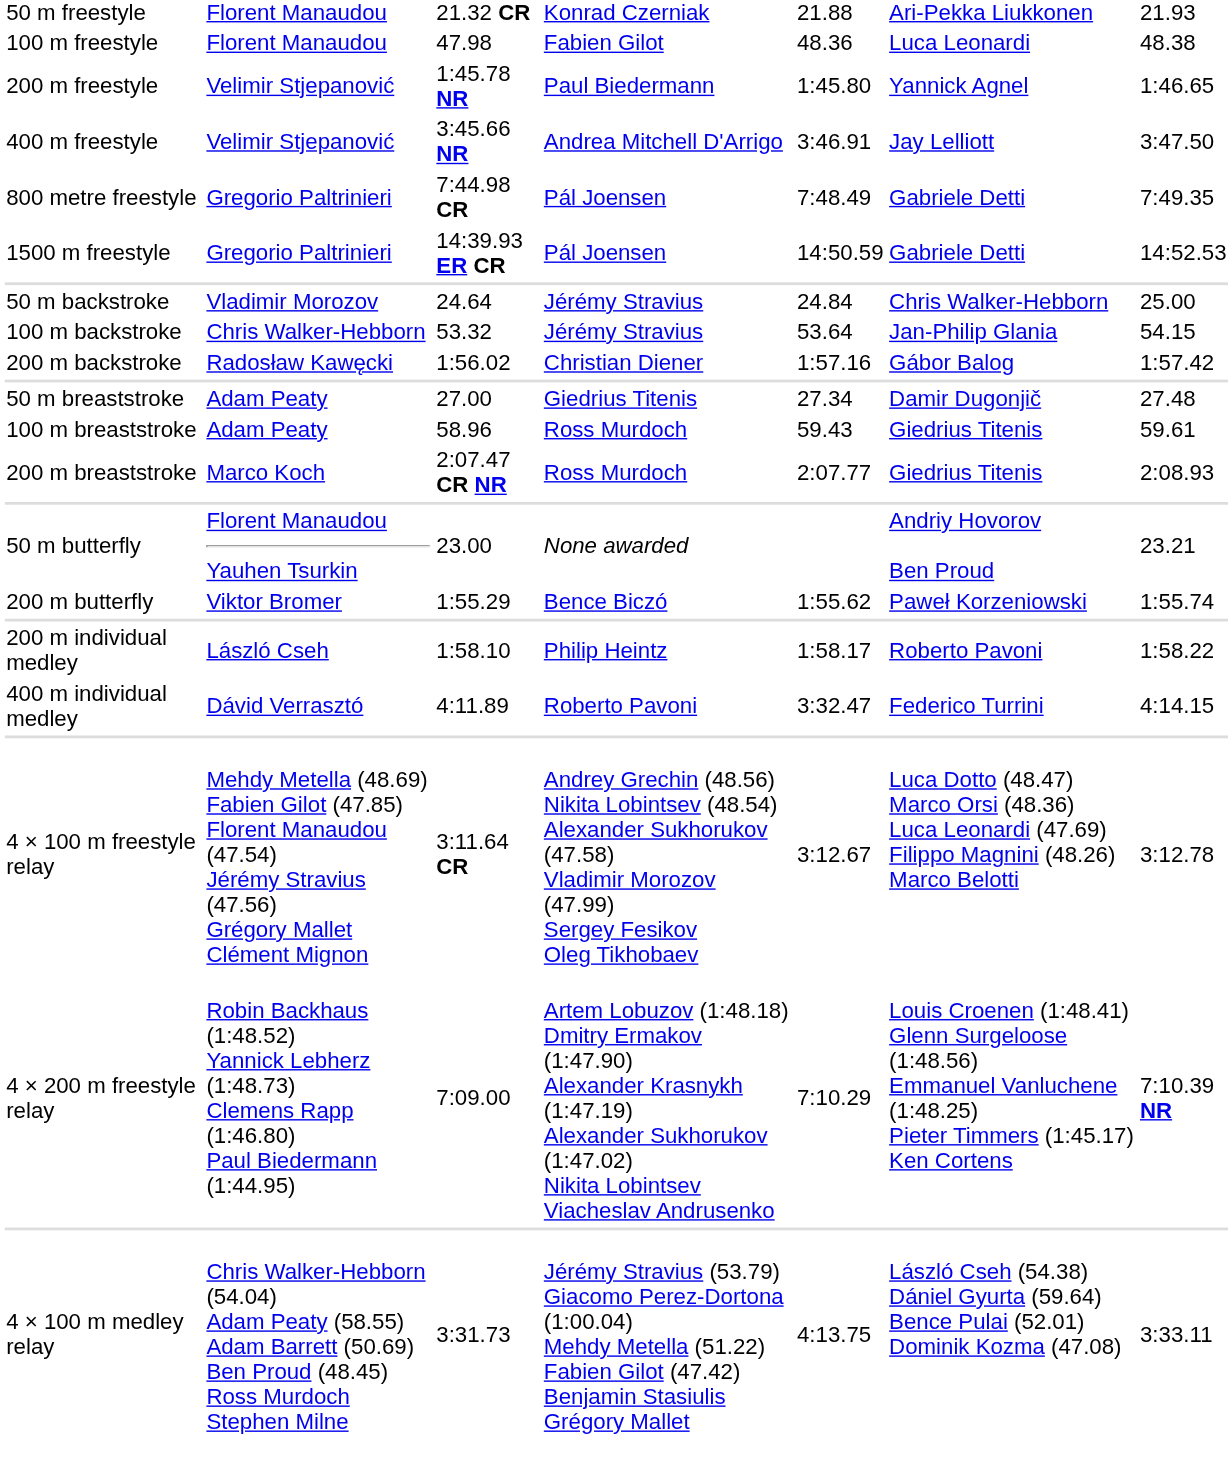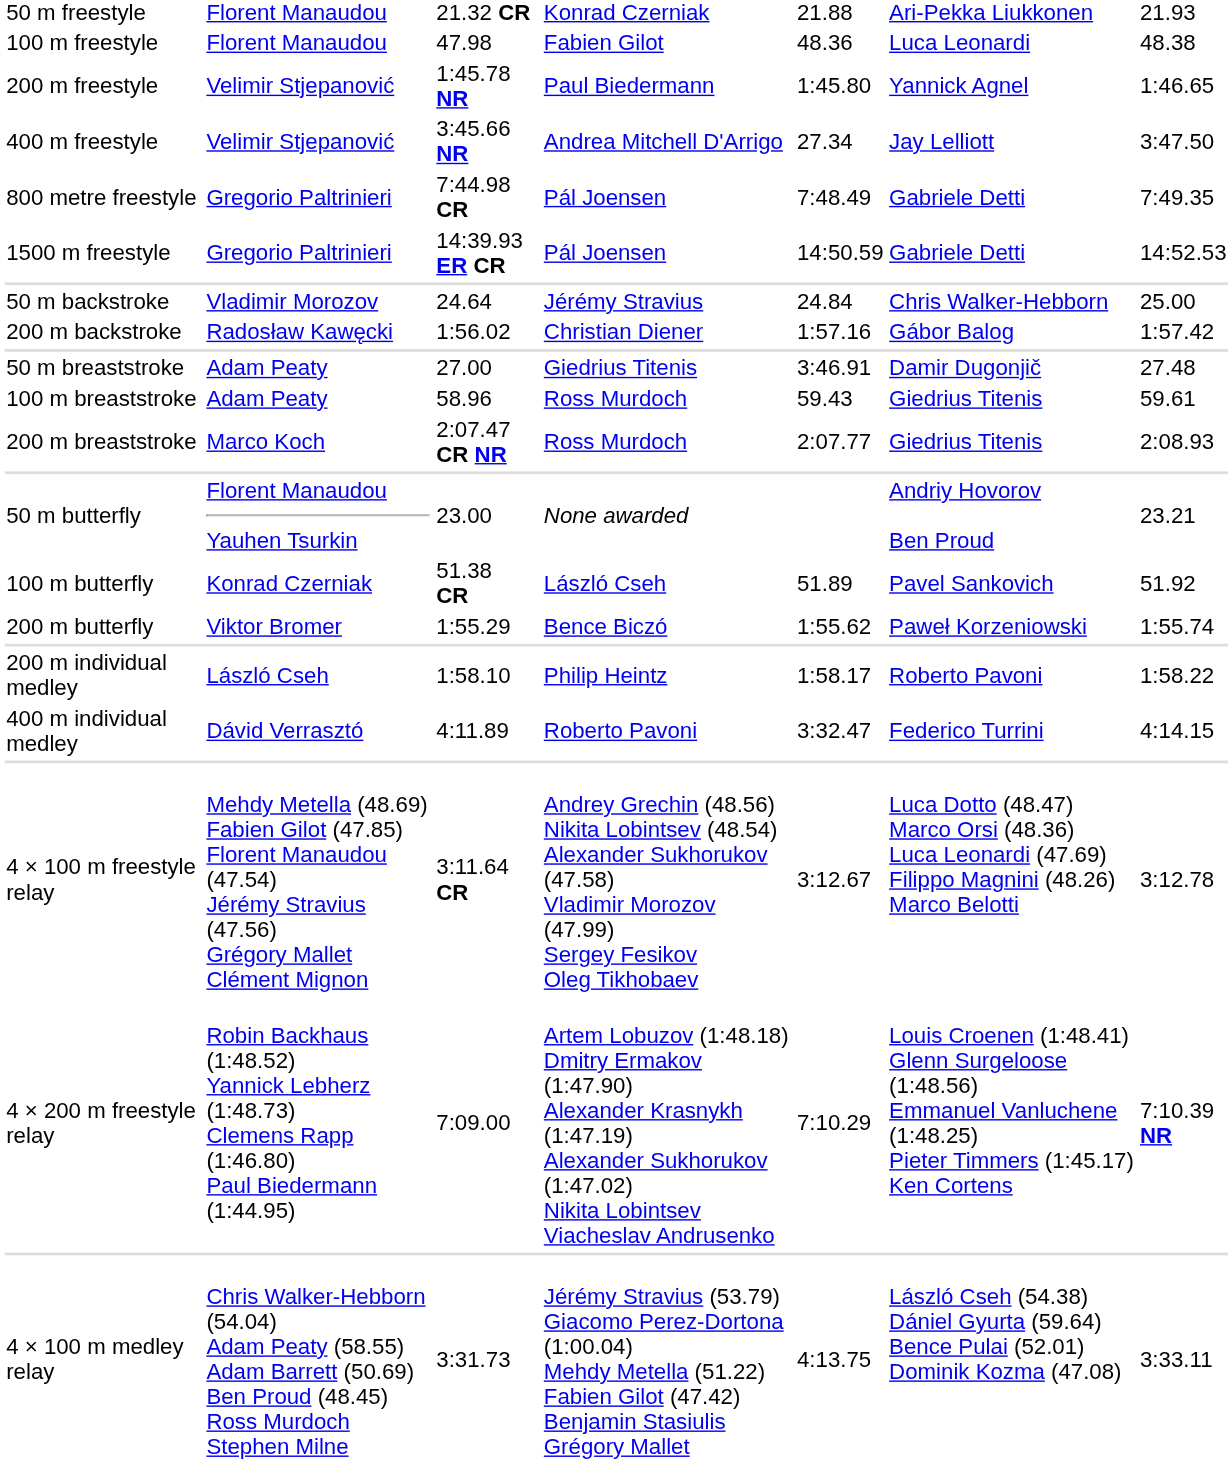(834, 141) 3:46.91 -> (825, 141) 27.34
- row: (94, 332)
(825, 398) 27.34 -> (834, 368) 3:46.91
+ row: (80, 583)
